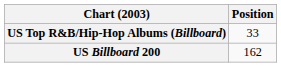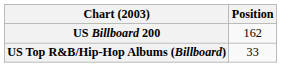rows swapped: (117, 52) <-> (117, 33)
